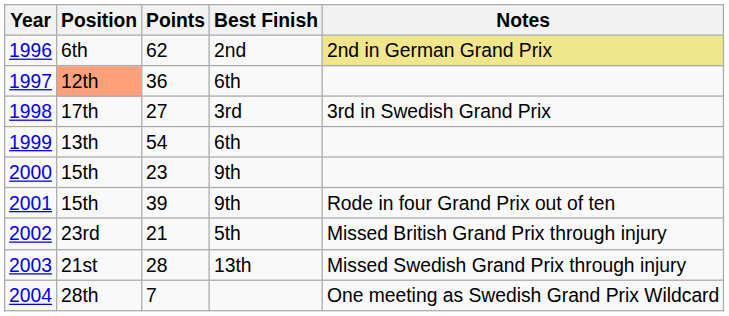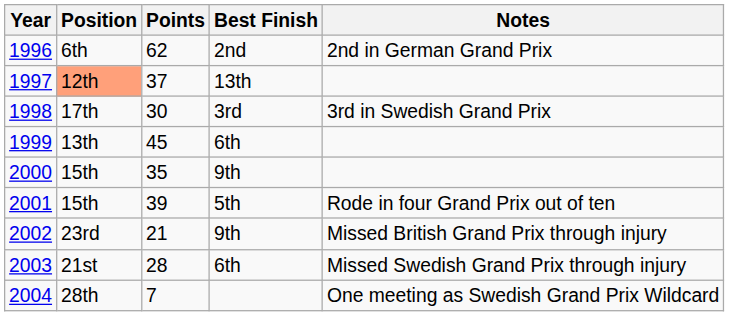(439, 51) khaki background -> (439, 51) no background
(157, 81) 36 -> (157, 81) 37
(227, 81) 6th -> (233, 81) 13th
(157, 112) 27 -> (157, 112) 30
(157, 142) 54 -> (157, 142) 45
(157, 173) 23 -> (157, 173) 35
(227, 203) 9th -> (227, 203) 5th
(227, 234) 5th -> (227, 234) 9th
(233, 265) 13th -> (227, 265) 6th
